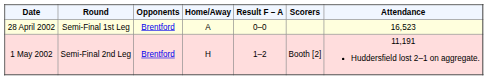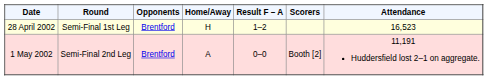(208, 27) A -> (208, 27) H
(260, 27) 0–0 -> (260, 27) 1–2
(208, 54) H -> (208, 54) A
(260, 54) 1–2 -> (260, 54) 0–0
